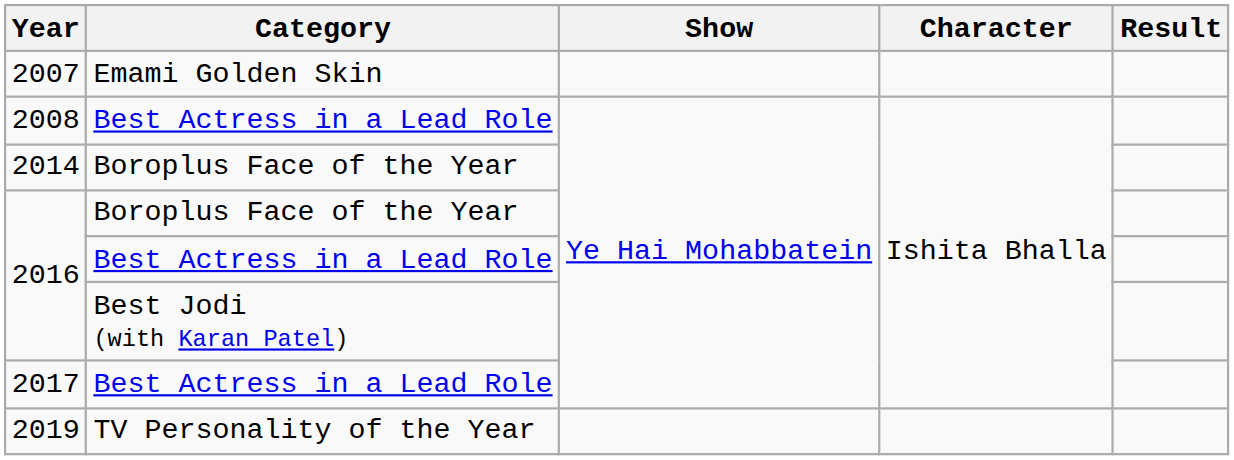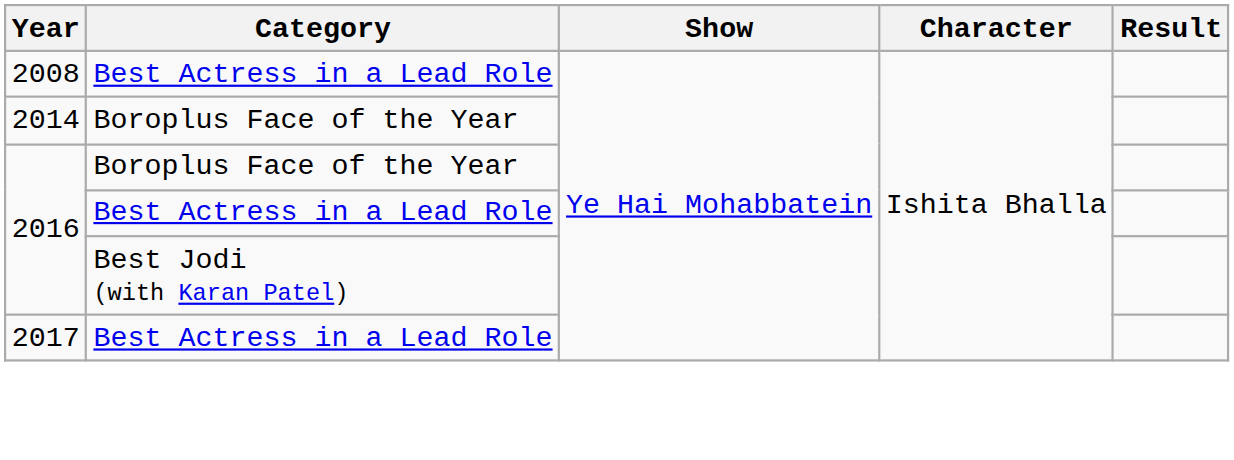- row: (46, 74)
- row: (46, 430)
